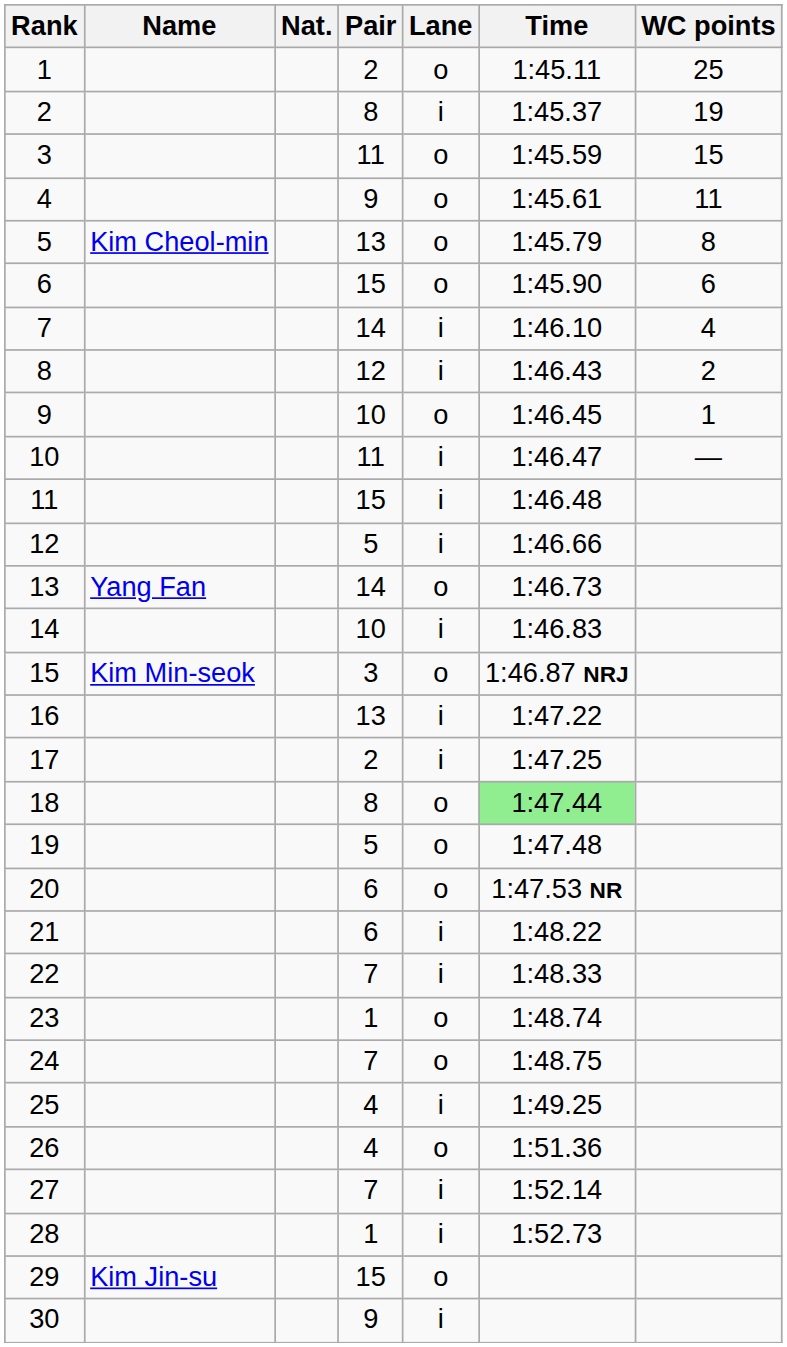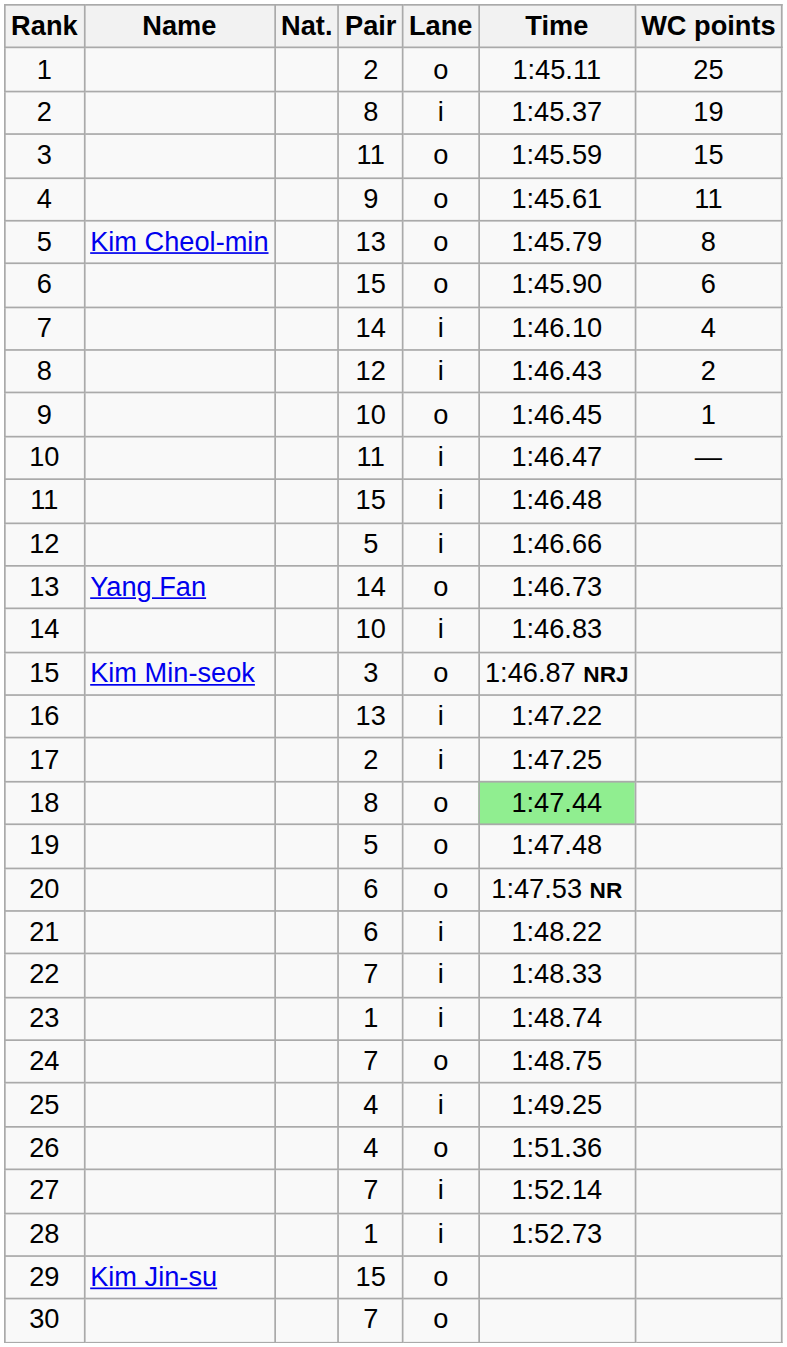(441, 1018) o -> (441, 1018) i
(371, 1320) 9 -> (371, 1320) 7
(441, 1320) i -> (441, 1320) o
